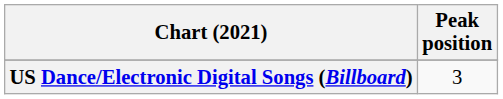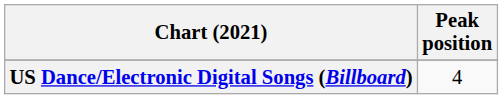(457, 76) 3 -> (457, 76) 4
